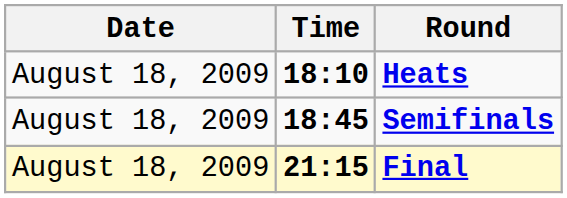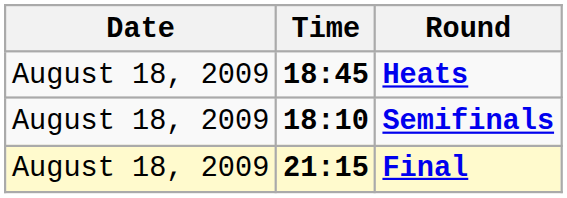(326, 75) 18:10 -> (326, 75) 18:45
(326, 122) 18:45 -> (326, 122) 18:10
